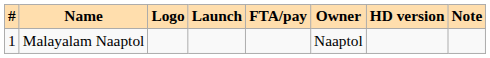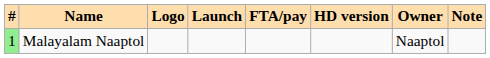columns swapped: (407, 16) <-> (338, 16)
(12, 41) no background -> (12, 41) lightgreen background
